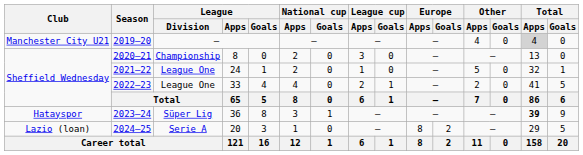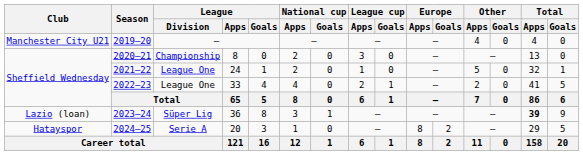(534, 41) lightgrey background -> (534, 41) no background
(58, 114) Hatayspor -> (58, 114) Lazio (loan)
(58, 129) Lazio (loan) -> (58, 129) Hatayspor
